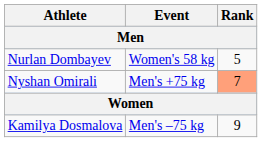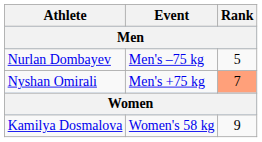(172, 59) Women's 58 kg -> (166, 59) Men's –75 kg
(166, 125) Men's –75 kg -> (172, 125) Women's 58 kg
